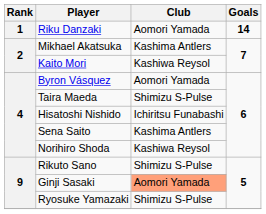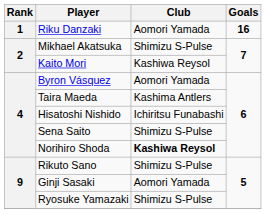(243, 30) 14 -> (243, 30) 16
(172, 47) Kashima Antlers -> (173, 47) Shimizu S-Pulse
(173, 98) Shimizu S-Pulse -> (172, 98) Kashima Antlers
(172, 132) Kashima Antlers -> (173, 132) Shimizu S-Pulse
(172, 149) normal -> (174, 149) bold
(172, 183) lightsalmon background -> (172, 183) no background
